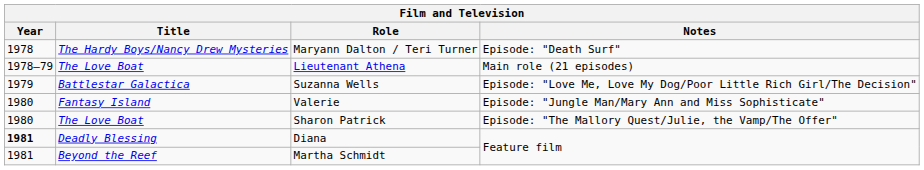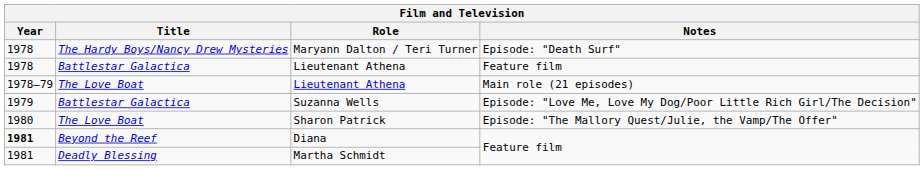+ row: (349, 67)
- row: (317, 102)
(108, 138) Deadly Blessing -> (108, 138) Beyond the Reef
(108, 156) Beyond the Reef -> (108, 156) Deadly Blessing
